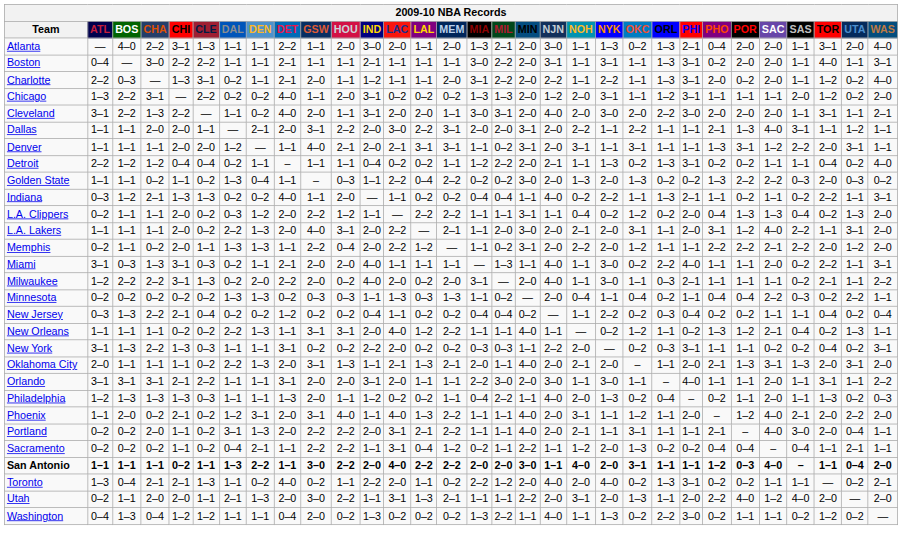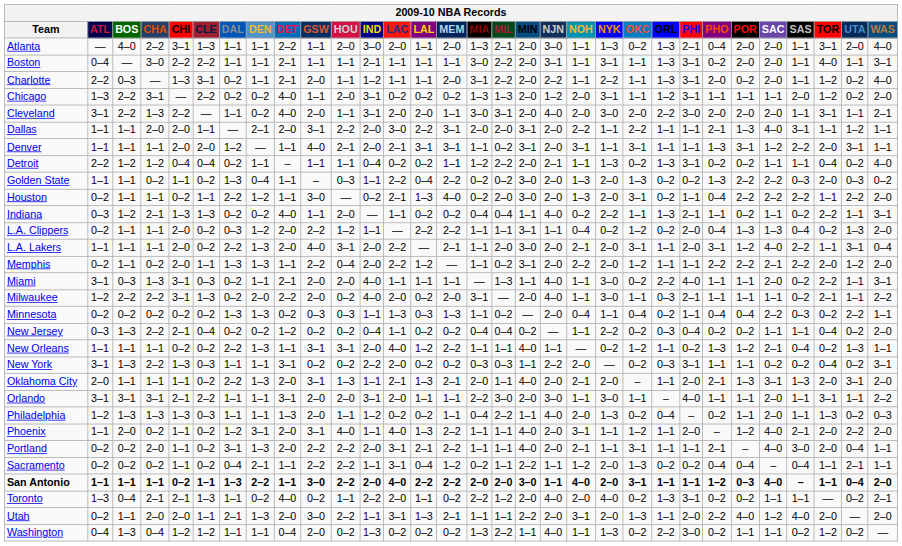+ row: (27, 197)
(883, 231) 2–0 -> (883, 247) 0–4
(883, 314) 0–4 -> (883, 331) 2–0
(181, 415) 2–1 -> (181, 432) 1–1
